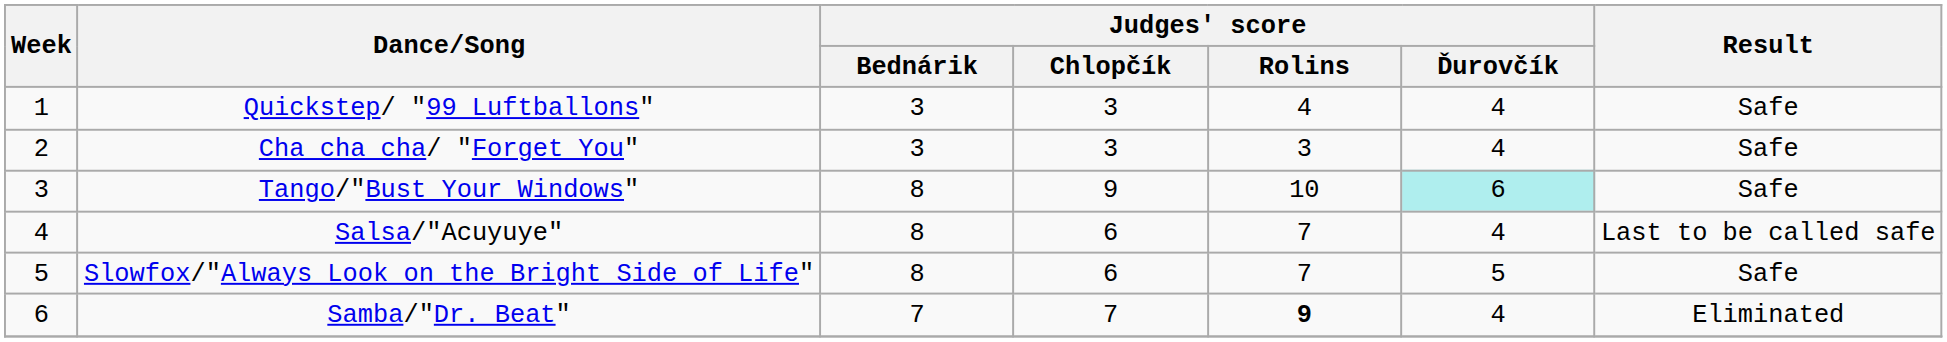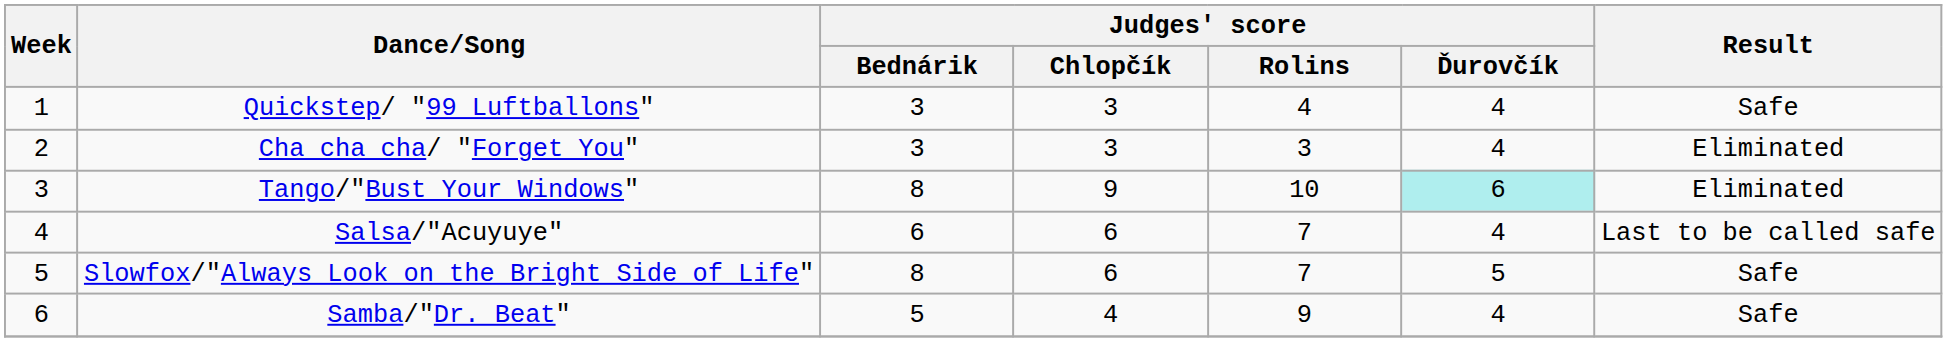(1768, 150) Safe -> (1768, 150) Eliminated
(1768, 191) Safe -> (1768, 191) Eliminated
(917, 232) 8 -> (917, 232) 6
(917, 315) 7 -> (917, 315) 5
(1111, 315) 7 -> (1111, 315) 4
(1304, 315) bold -> (1304, 315) normal
(1768, 315) Eliminated -> (1768, 315) Safe
